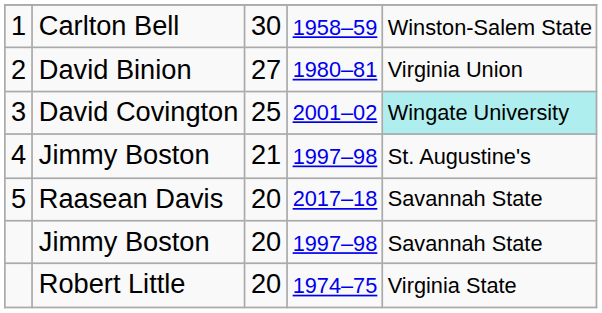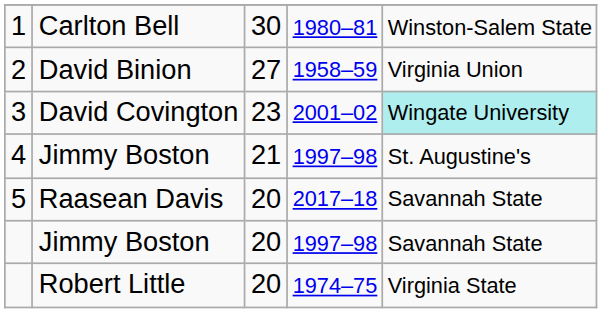(335, 26) 1958–59 -> (335, 26) 1980–81
(335, 70) 1980–81 -> (335, 70) 1958–59
(266, 112) 25 -> (266, 112) 23
